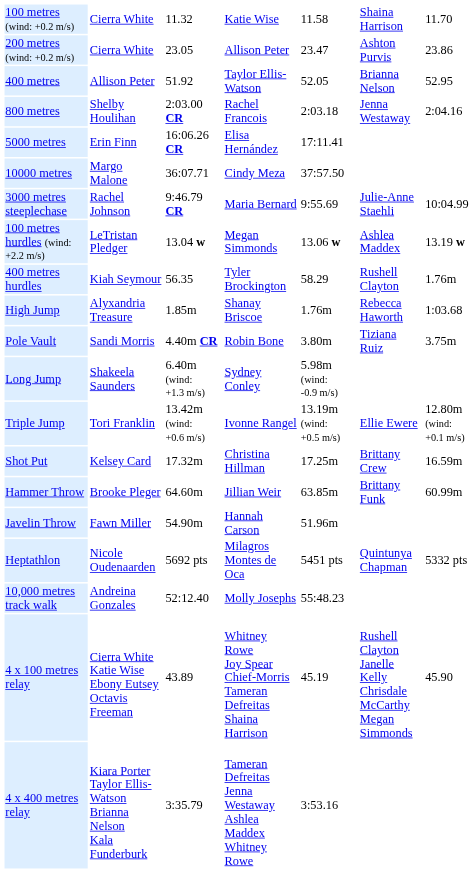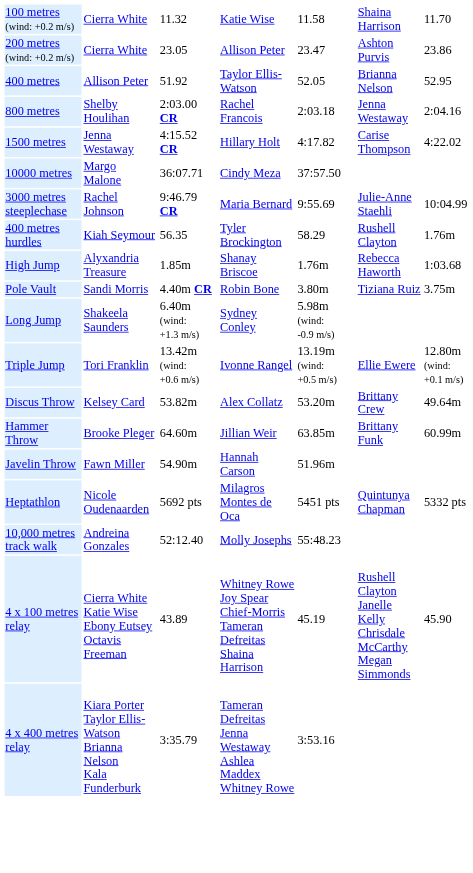+ row: (36, 142)
- row: (36, 142)
- row: (38, 241)
- row: (26, 461)
+ row: (40, 402)
